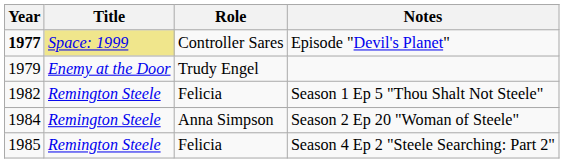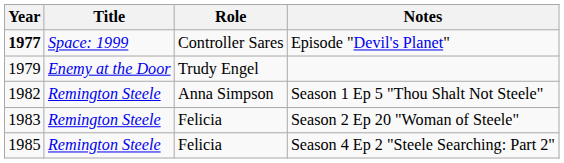(88, 42) khaki background -> (88, 42) no background
(200, 94) Felicia -> (226, 94) Anna Simpson
(24, 119) 1984 -> (24, 119) 1983
(226, 119) Anna Simpson -> (200, 119) Felicia
